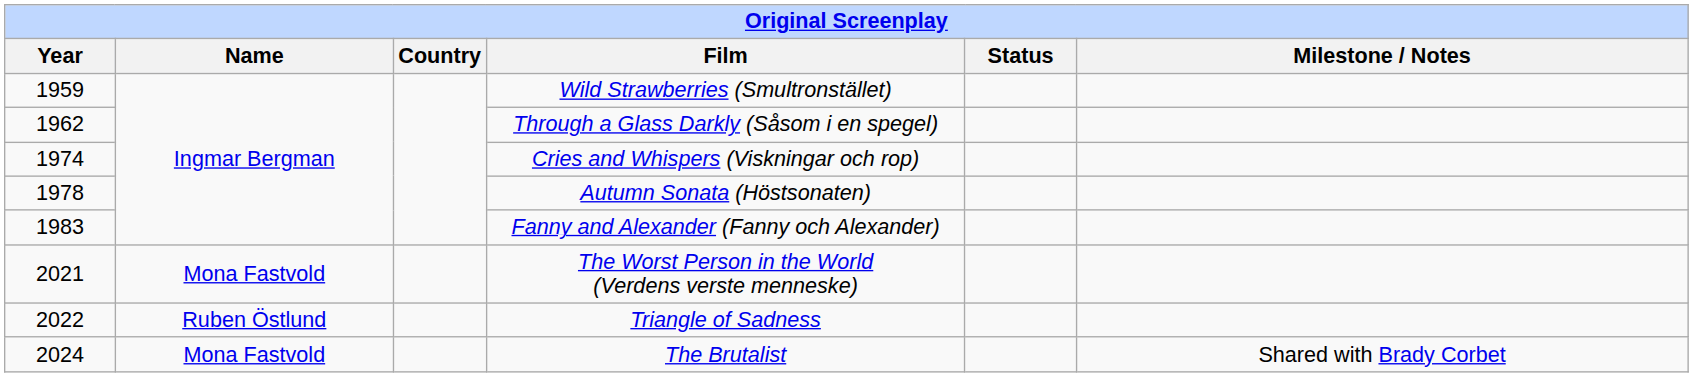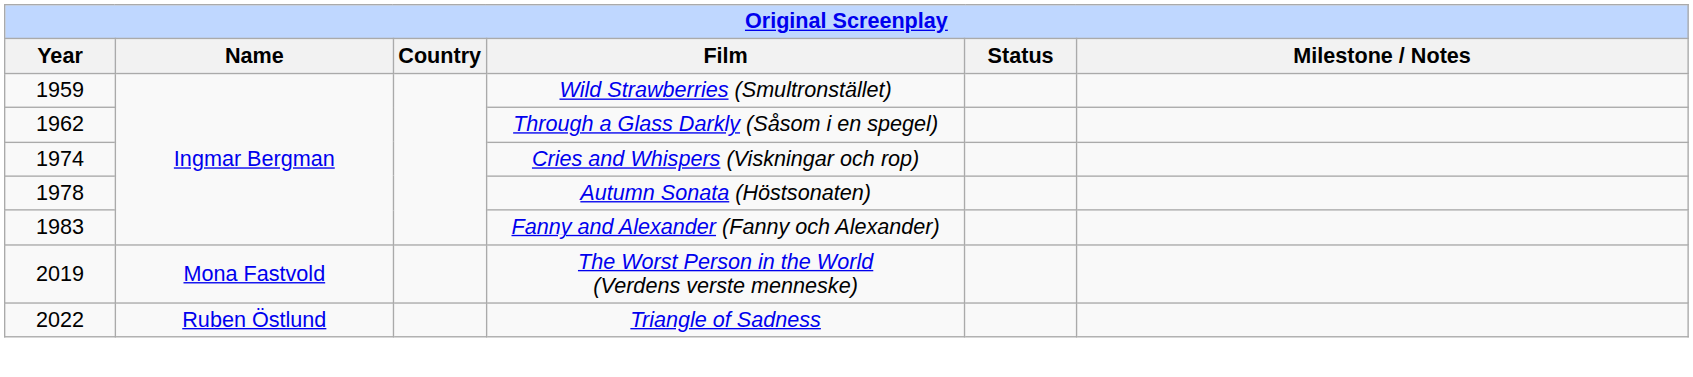(60, 273) 2021 -> (60, 273) 2019
- row: (726, 354)
